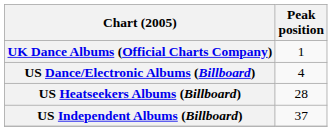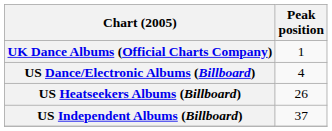(301, 94) 28 -> (301, 94) 26
